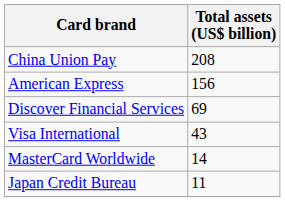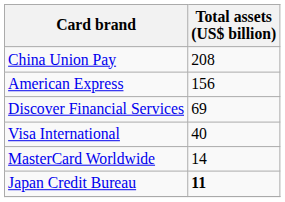(199, 134) 43 -> (199, 134) 40
(199, 183) normal -> (199, 183) bold
